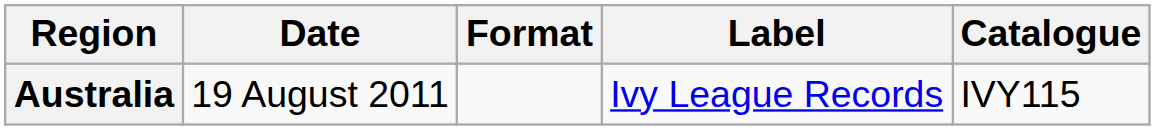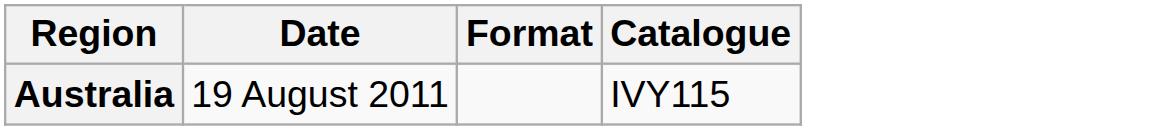- column: (777, 34)
